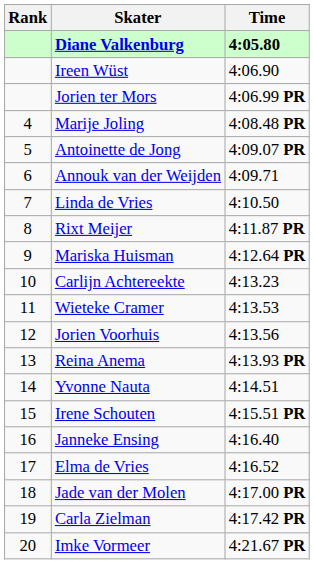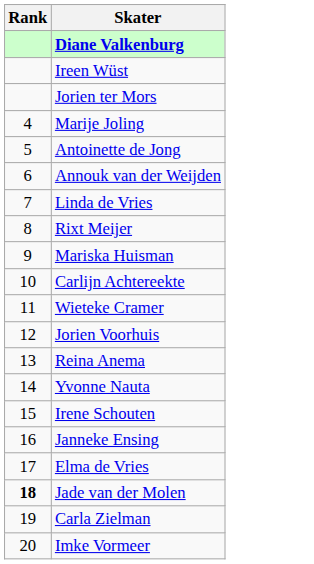- column: (267, 17)
(28, 492) normal -> (28, 492) bold
